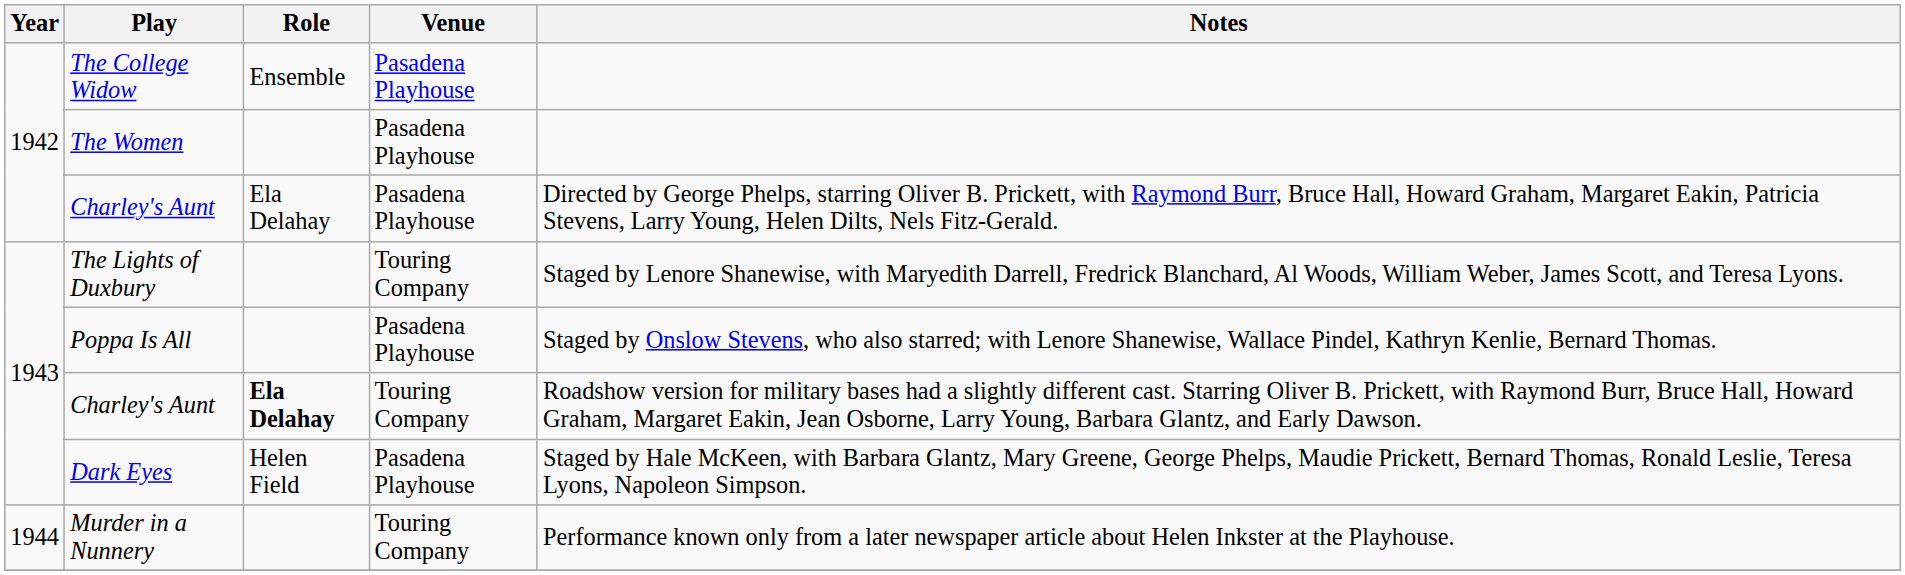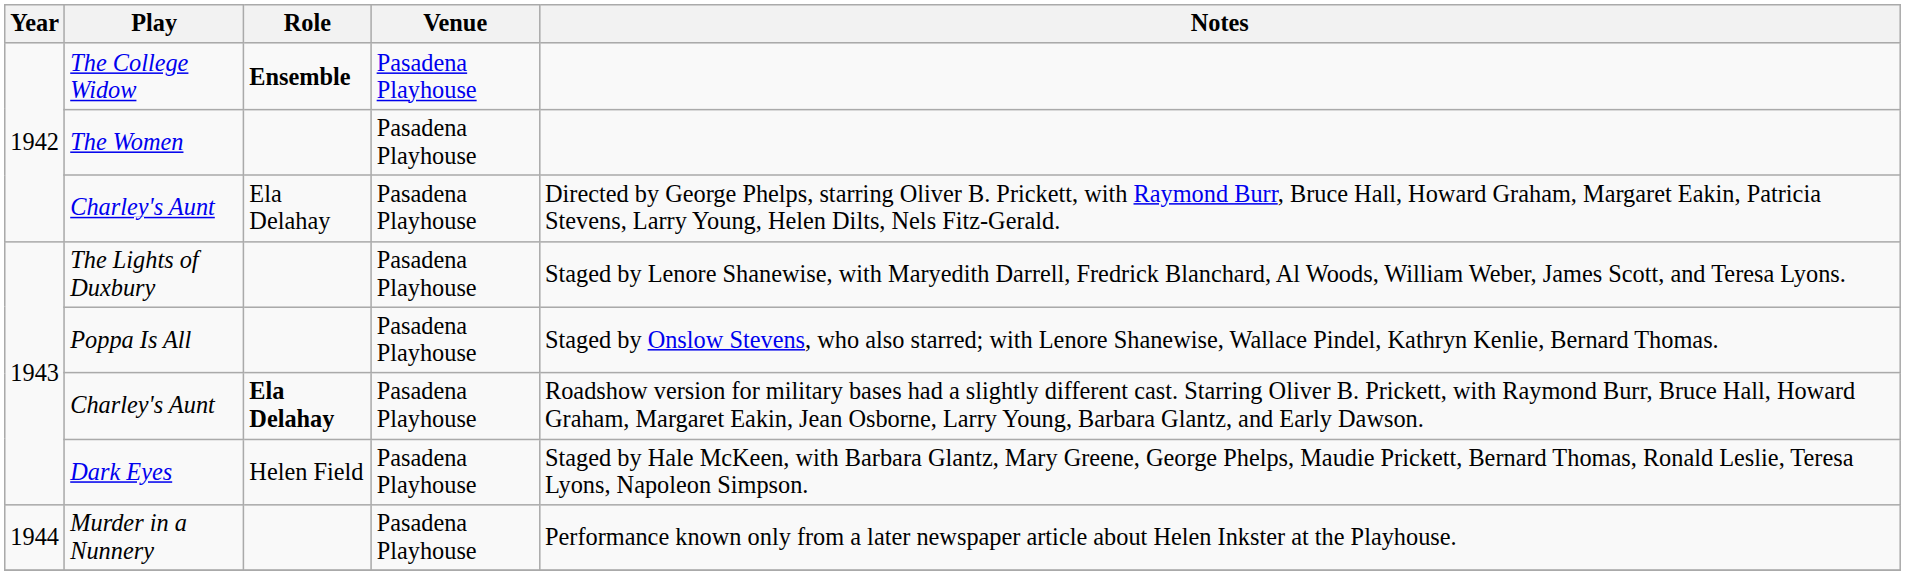(297, 76) normal -> (300, 76) bold
(422, 273) Touring Company -> (427, 273) Pasadena Playhouse
(422, 405) Touring Company -> (427, 405) Pasadena Playhouse
(422, 537) Touring Company -> (427, 537) Pasadena Playhouse
